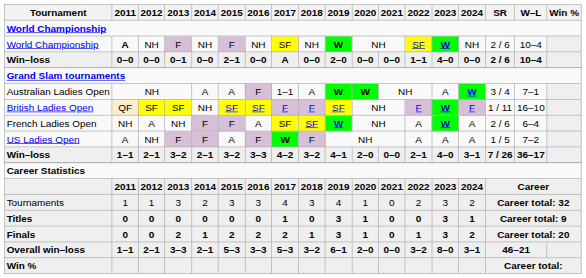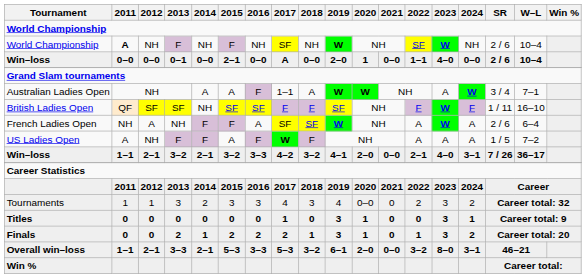(365, 60) 0–0 -> (365, 60) 1
(365, 202) 1 -> (365, 202) 0–0
